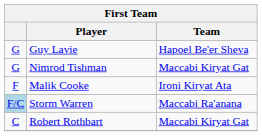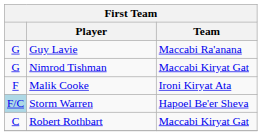(204, 49) Hapoel Be'er Sheva -> (200, 49) Maccabi Ra'anana
(200, 103) Maccabi Ra'anana -> (204, 103) Hapoel Be'er Sheva
